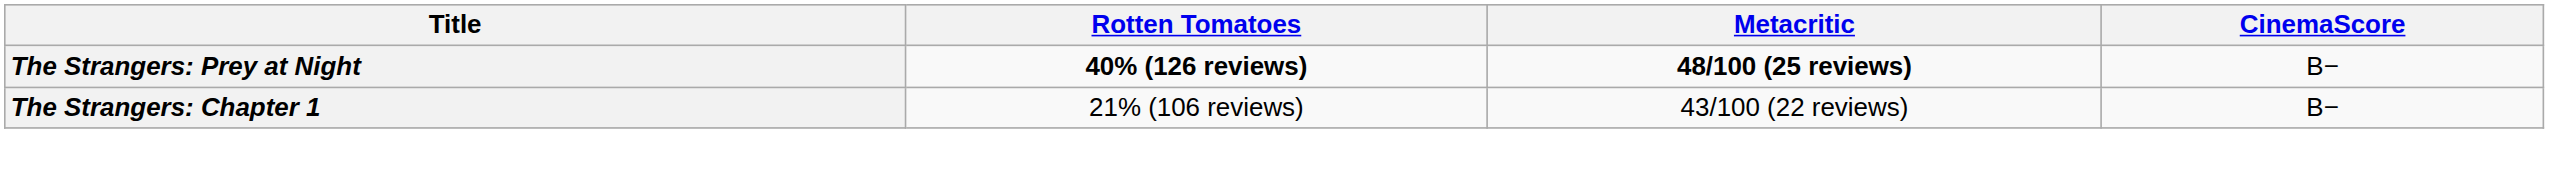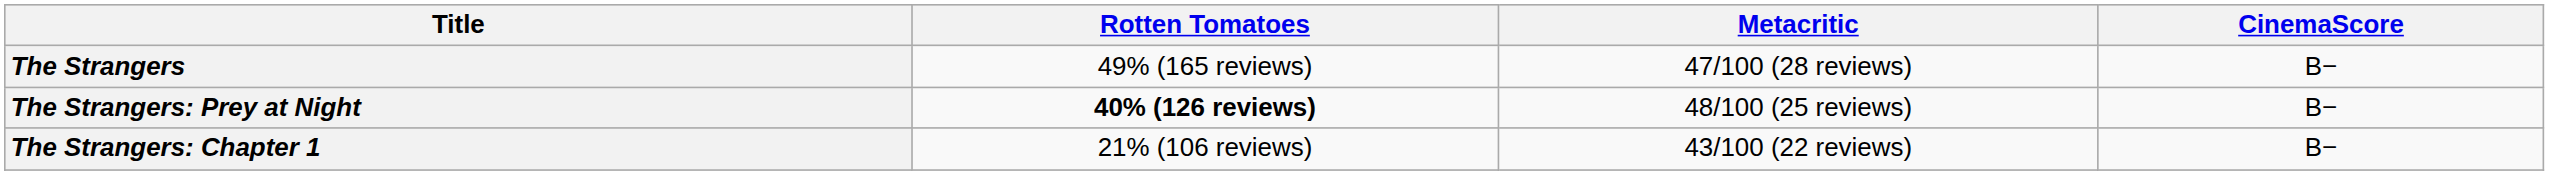+ row: (98, 66)
(1794, 66) bold -> (1798, 107) normal
